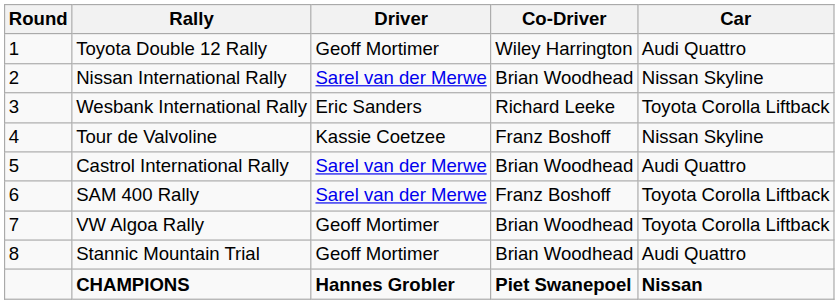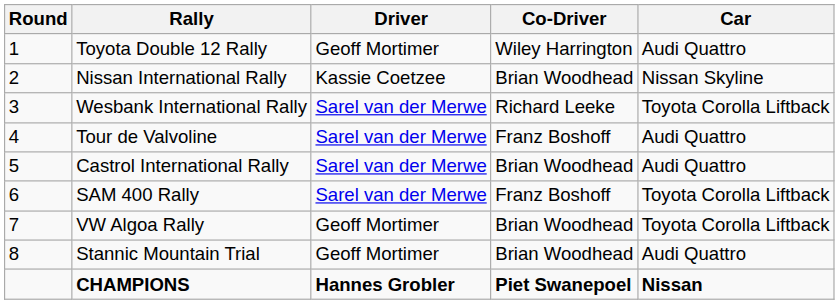(401, 78) Sarel van der Merwe -> (380, 78) Kassie Coetzee
(369, 107) Eric Sanders -> (401, 107) Sarel van der Merwe
(380, 136) Kassie Coetzee -> (401, 136) Sarel van der Merwe
(703, 136) Nissan Skyline -> (694, 136) Audi Quattro
